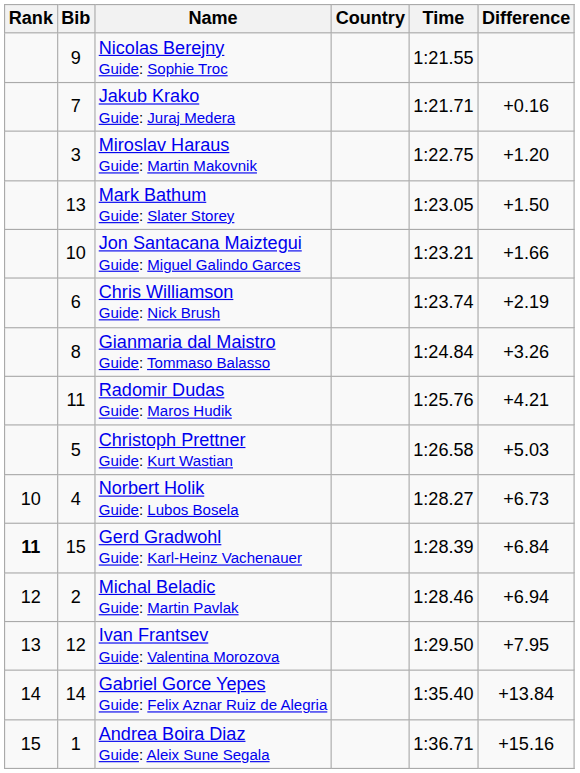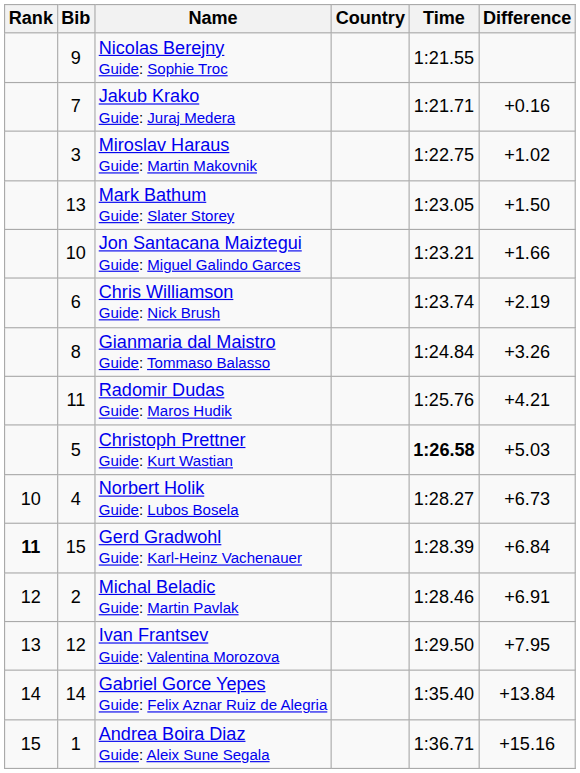(526, 155) +1.20 -> (527, 155) +1.02
(443, 449) normal -> (444, 449) bold
(526, 596) +6.94 -> (527, 596) +6.91
